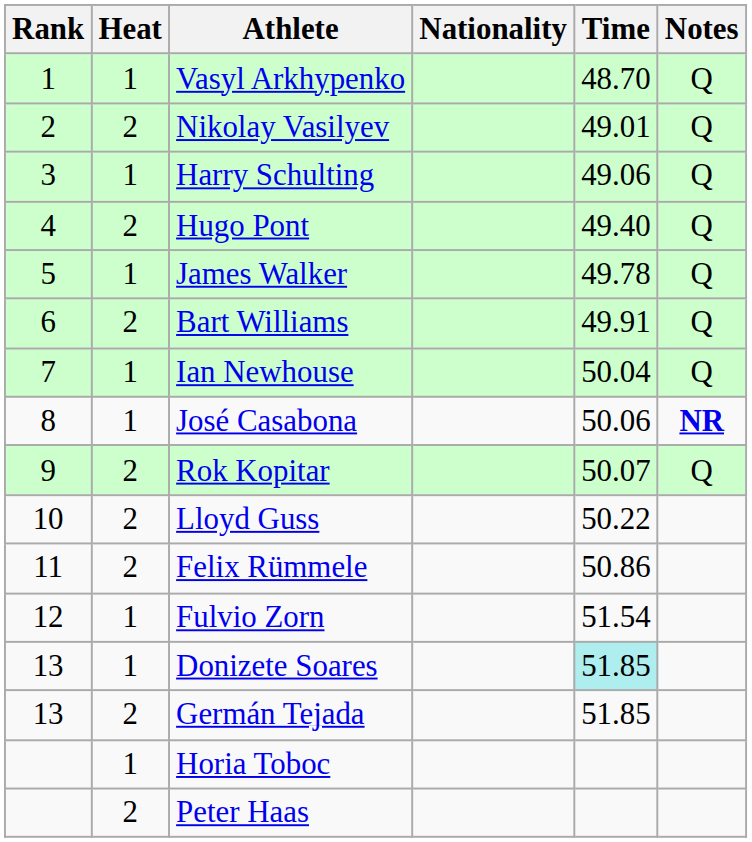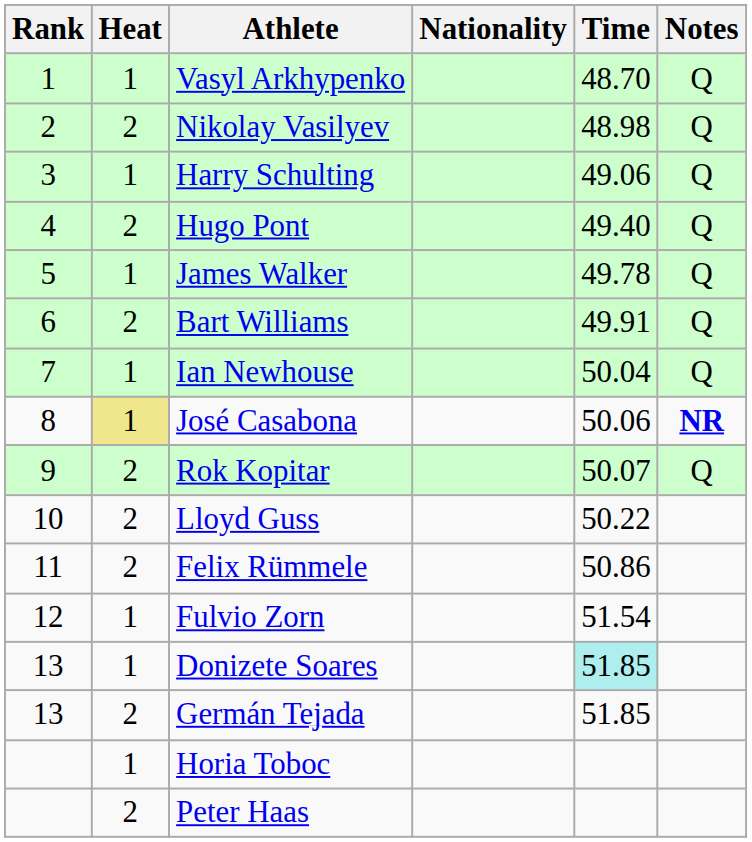(616, 126) 49.01 -> (616, 126) 48.98
(130, 420) no background -> (130, 420) khaki background
